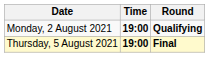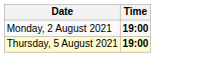- column: (178, 12)
